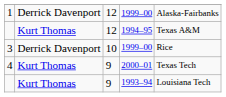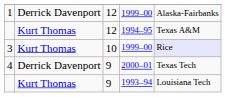(59, 48) Derrick Davenport -> (47, 48) Kurt Thomas
(165, 48) no background -> (165, 48) lavender background
(47, 65) Kurt Thomas -> (59, 65) Derrick Davenport
